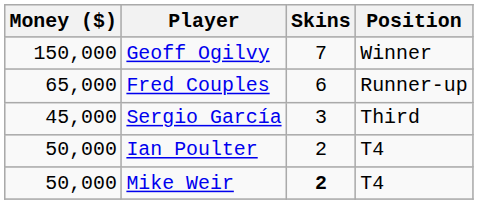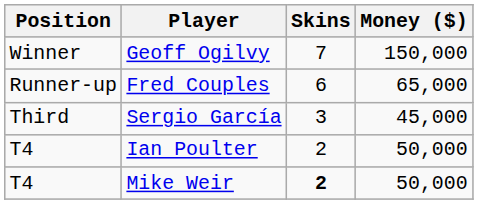columns swapped: (414, 21) <-> (63, 21)
